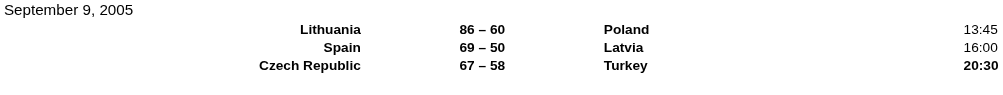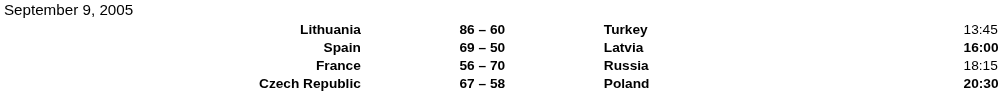(627, 29) Poland -> (626, 29) Turkey
(981, 47) normal -> (981, 47) bold
+ row: (338, 65)
(626, 65) Turkey -> (627, 83) Poland
